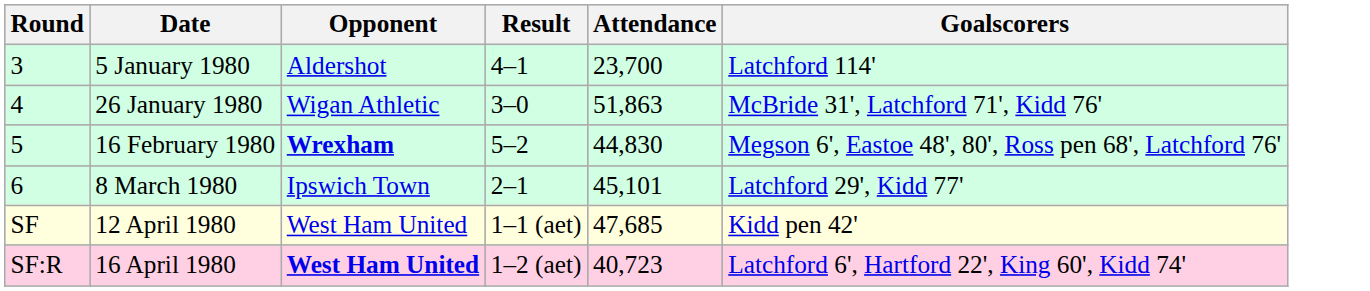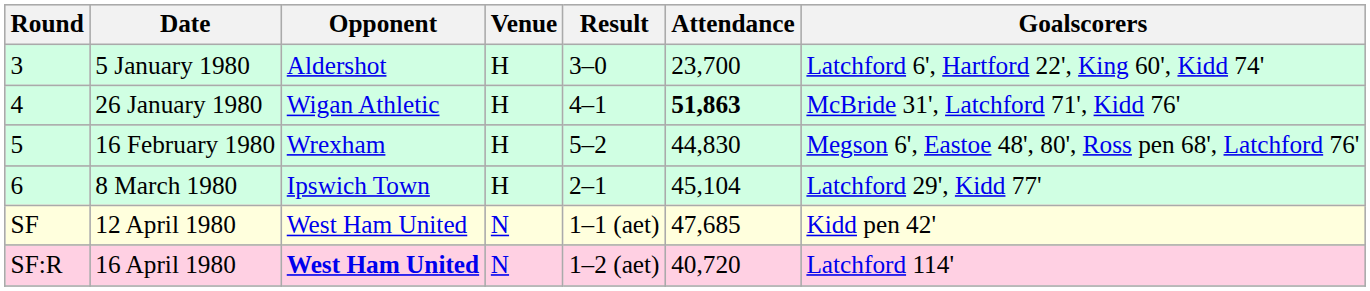+ column: (524, 24)
(510, 64) 4–1 -> (588, 64) 3–0
(802, 64) Latchford 114' -> (1035, 64) Latchford 6', Hartford 22', King 60', Kidd 74'
(510, 104) 3–0 -> (588, 104) 4–1
(628, 104) normal -> (706, 104) bold
(340, 144) bold -> (336, 144) normal
(628, 184) 45,101 -> (706, 184) 45,104
(628, 265) 40,723 -> (706, 265) 40,720
(957, 265) Latchford 6', Hartford 22', King 60', Kidd 74' -> (880, 265) Latchford 114'
